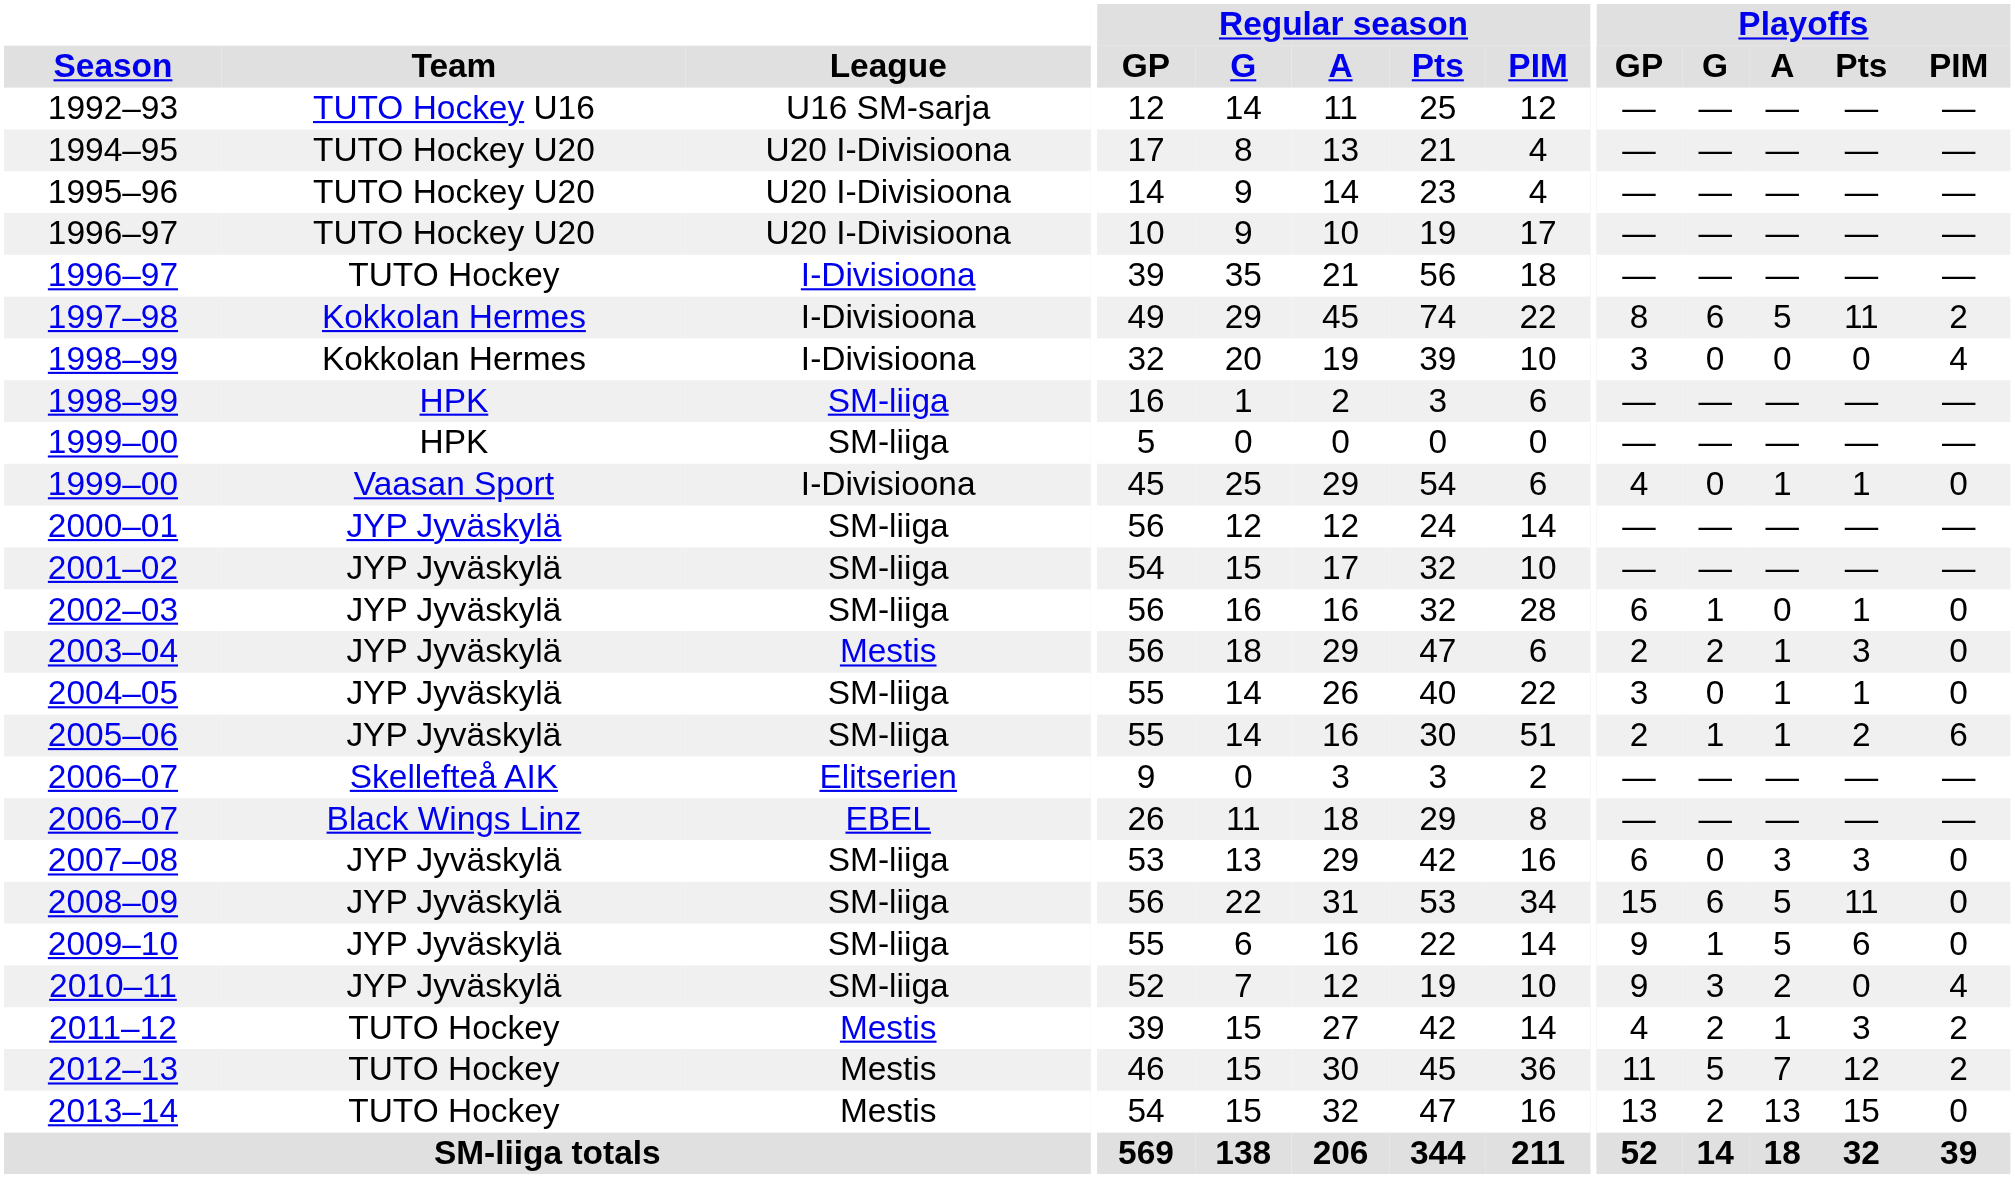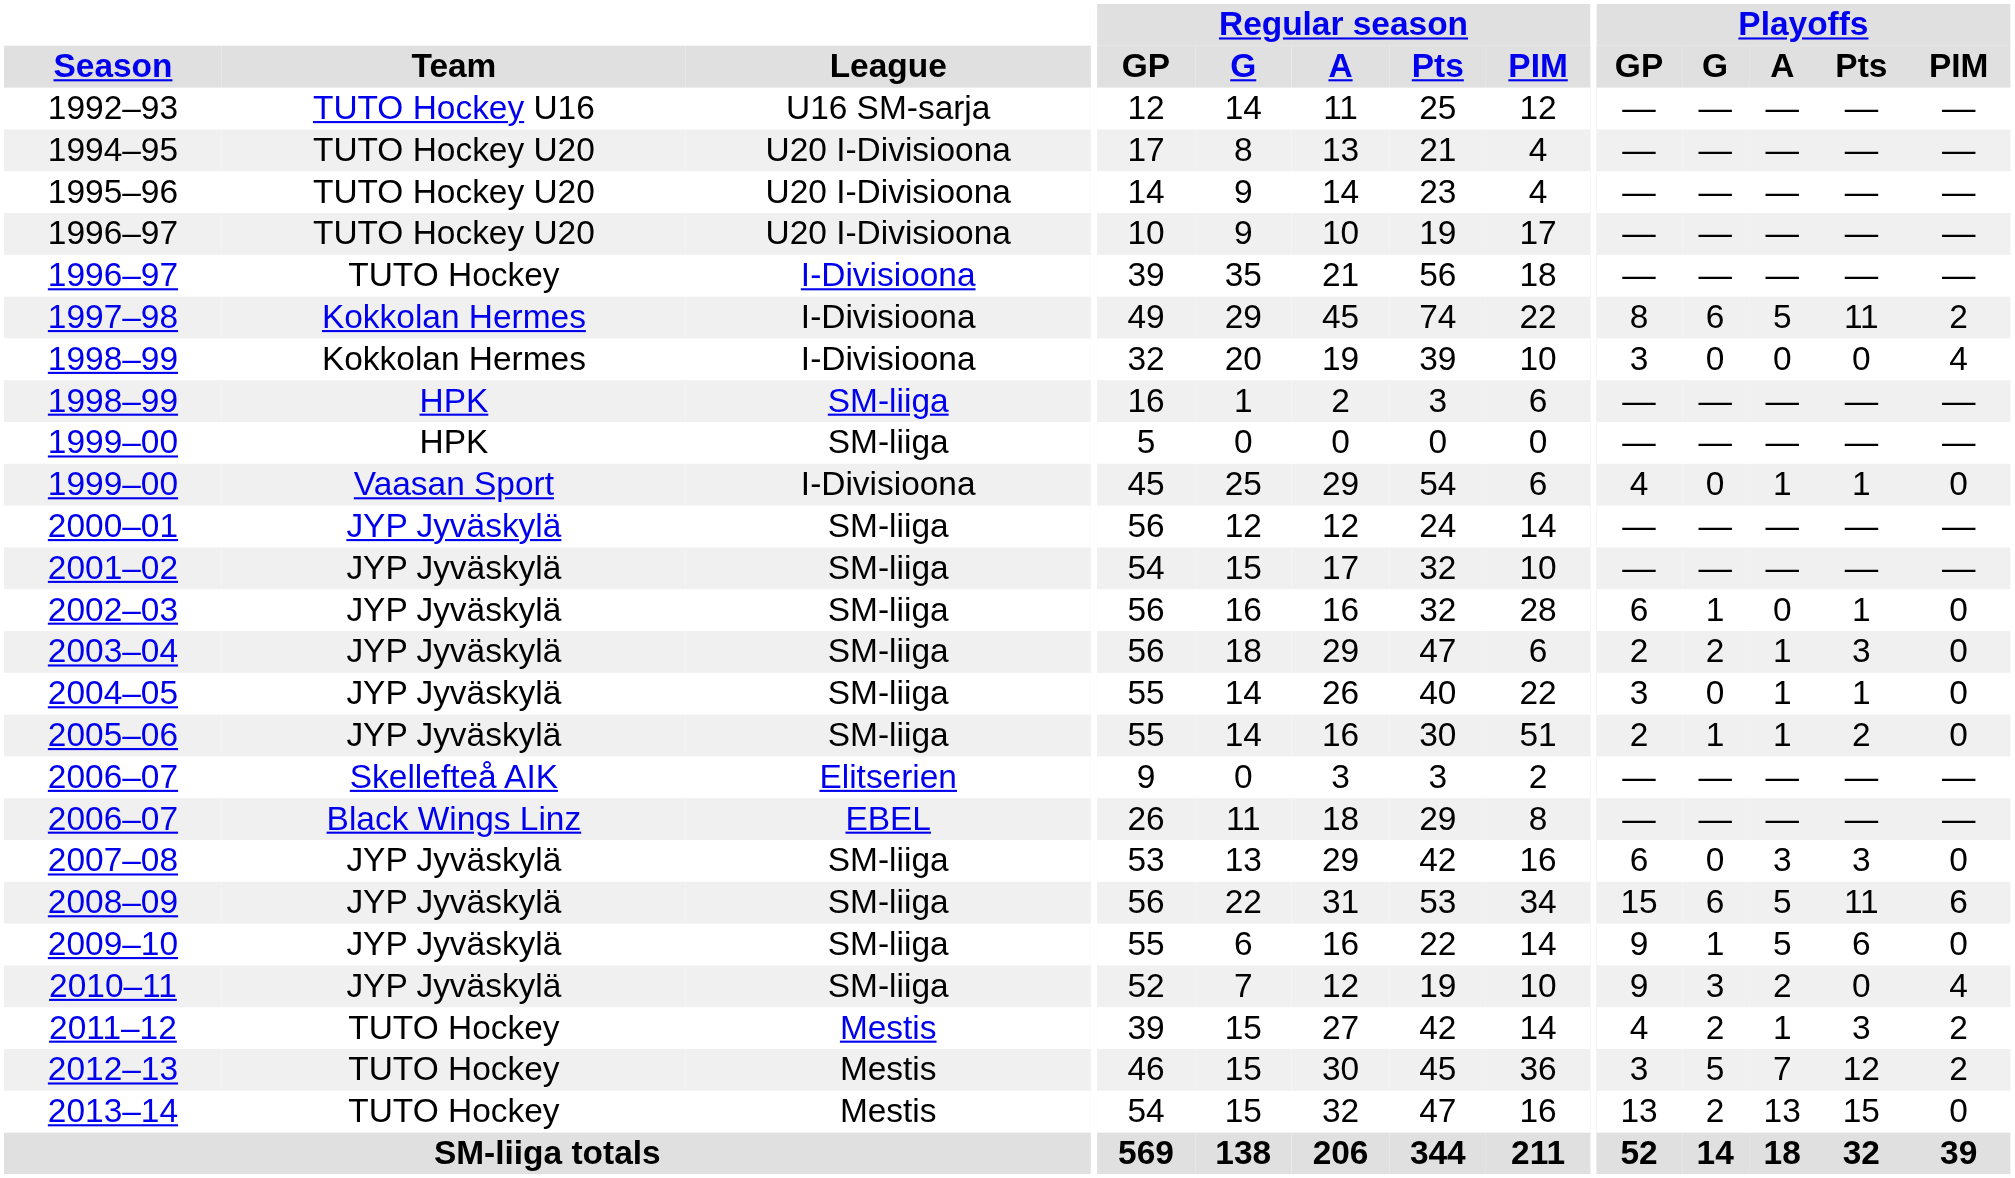(888, 651) Mestis -> (888, 651) SM-liiga
(1959, 734) 6 -> (1959, 734) 0
(1959, 902) 0 -> (1959, 902) 6
(1639, 1069) 11 -> (1639, 1069) 3
